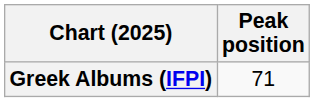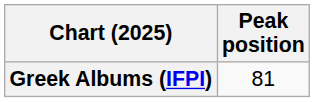(263, 79) 71 -> (263, 79) 81
